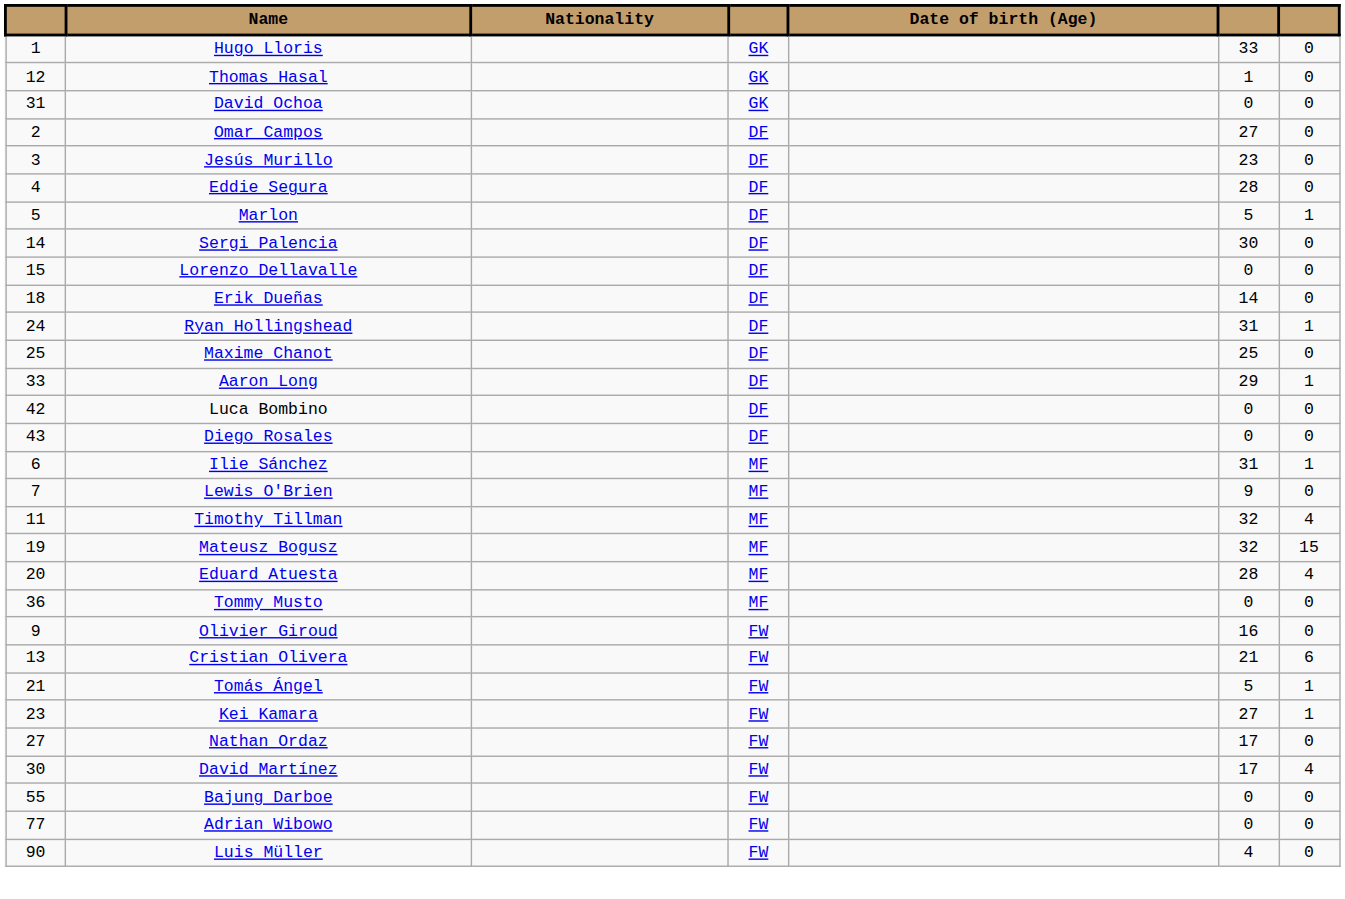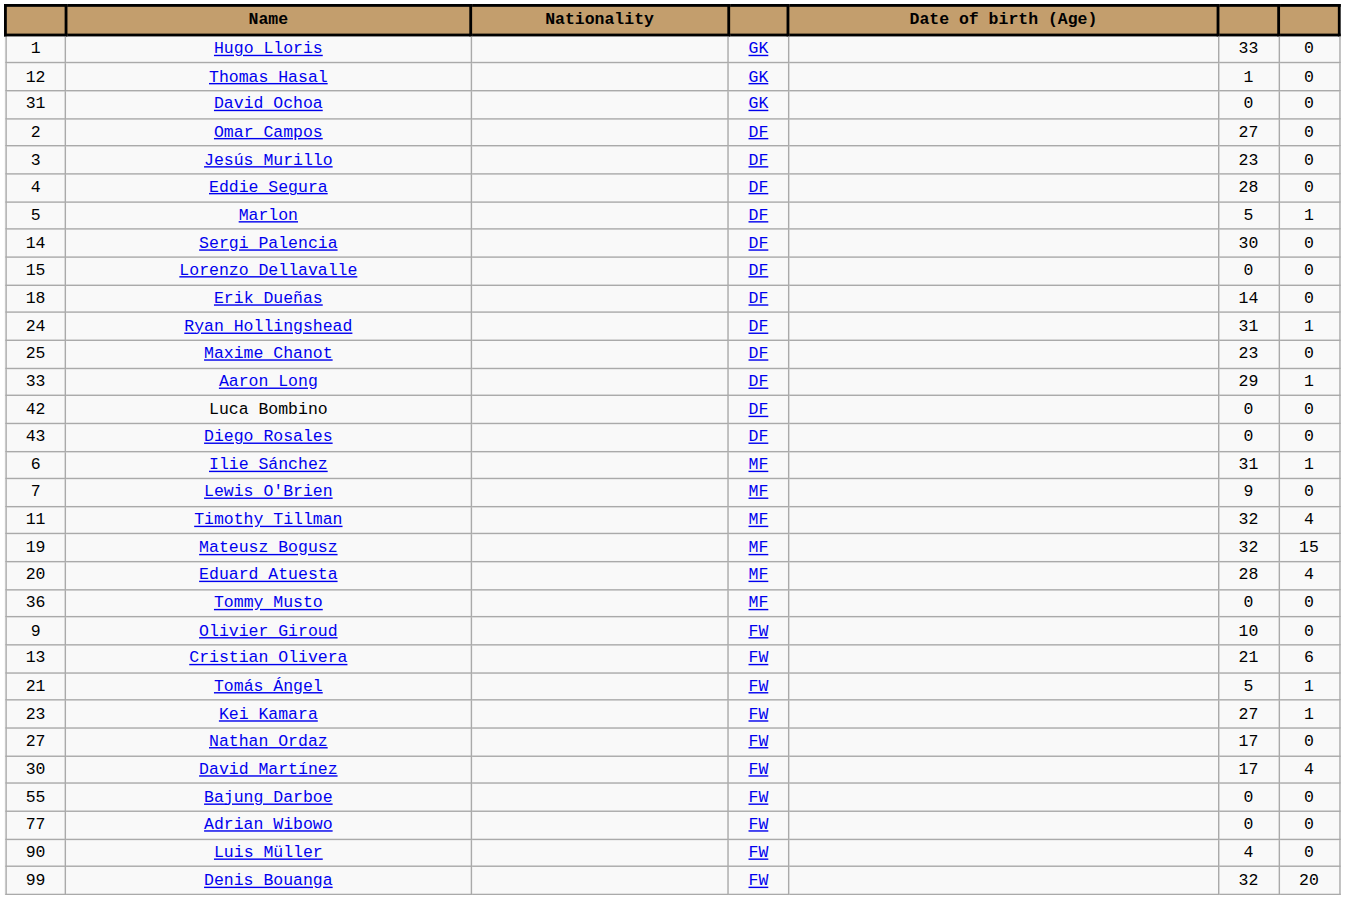(1248, 354) 25 -> (1248, 354) 23
(1248, 631) 16 -> (1248, 631) 10
+ row: (268, 880)
